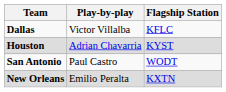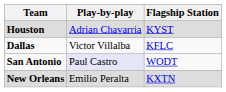rows swapped: (21, 29) <-> (26, 45)
(93, 62) no background -> (93, 62) lavender background
